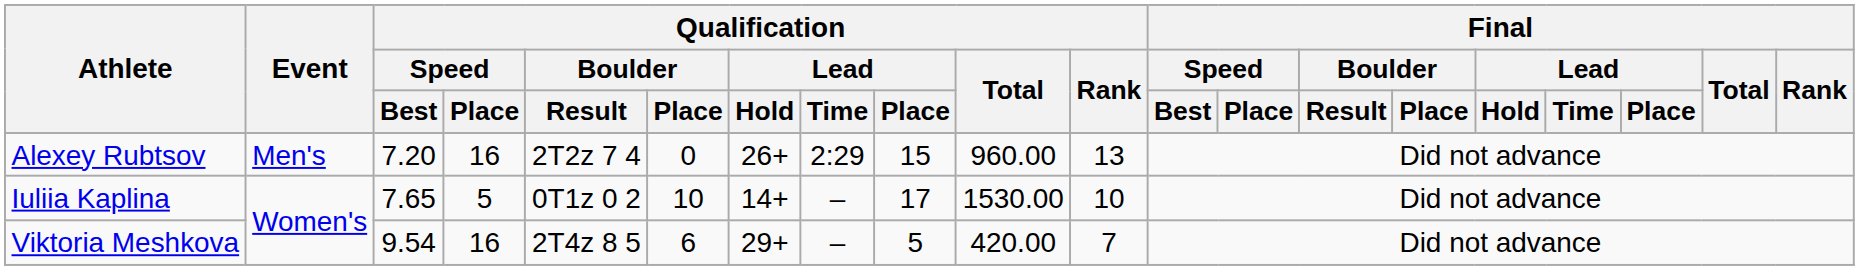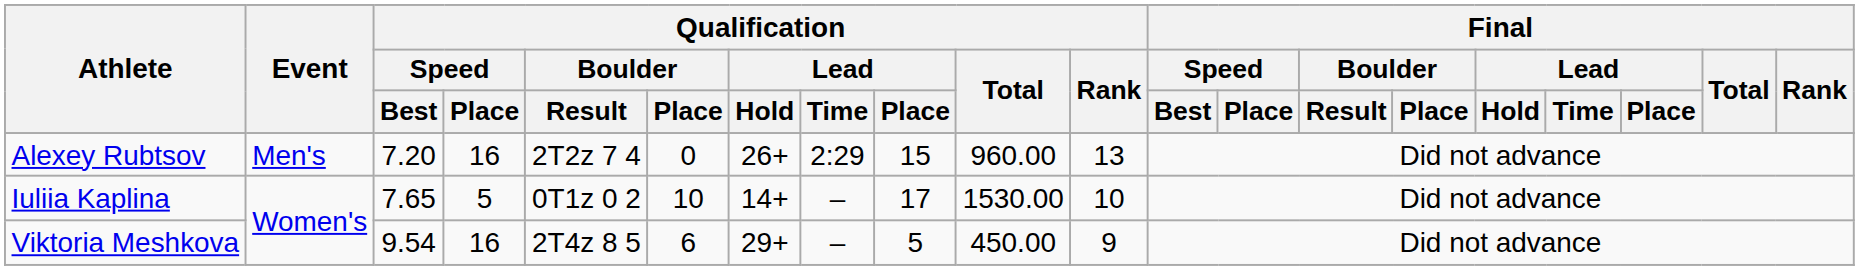(1013, 243) 420.00 -> (1013, 243) 450.00
(1109, 243) 7 -> (1109, 243) 9
